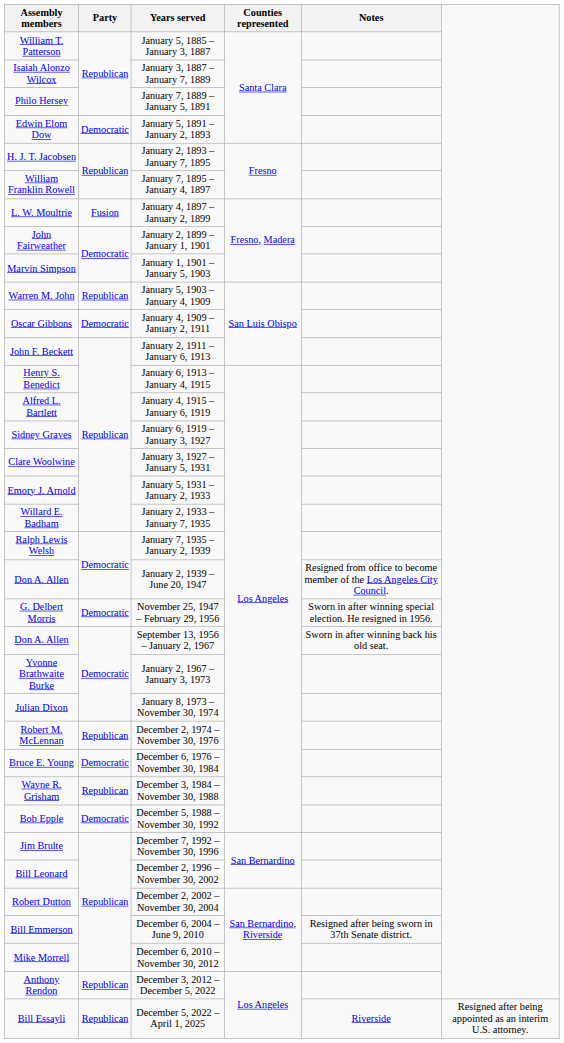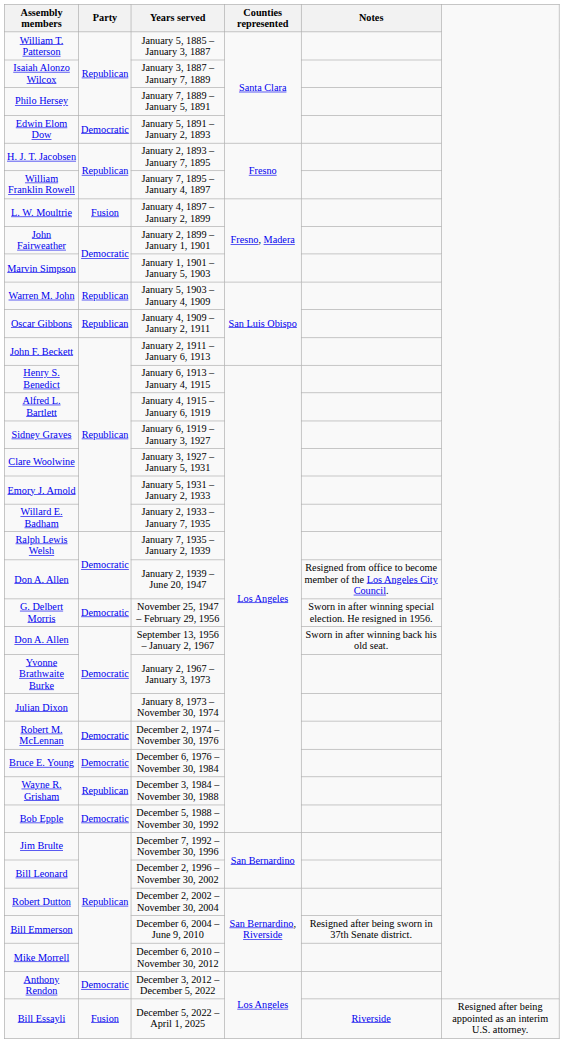(105, 323) Democratic -> (105, 323) Republican
(105, 735) Republican -> (105, 735) Democratic
(105, 985) Republican -> (105, 985) Democratic
(105, 1018) Republican -> (105, 1018) Fusion
